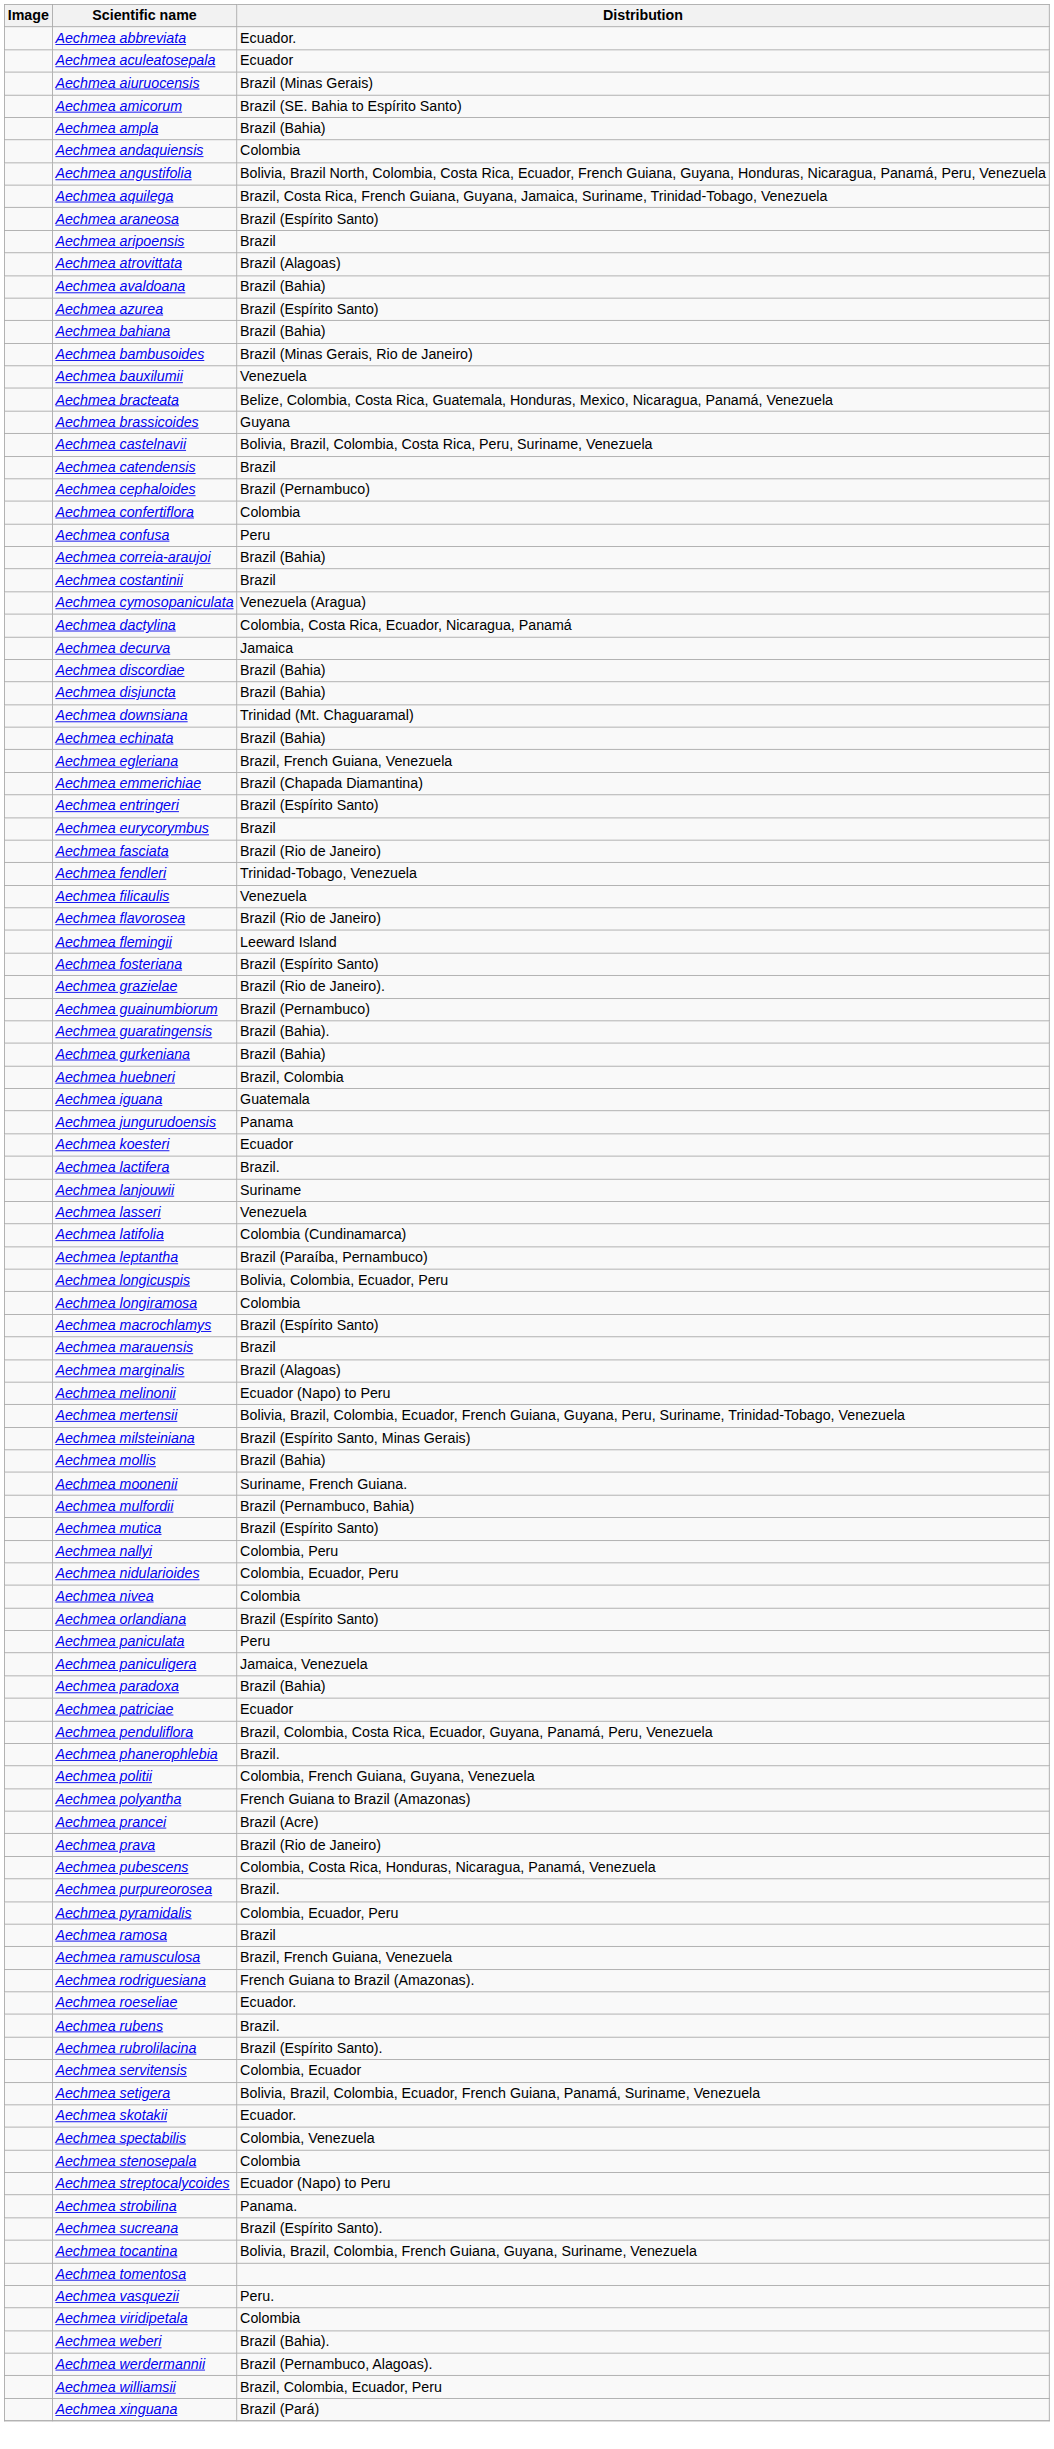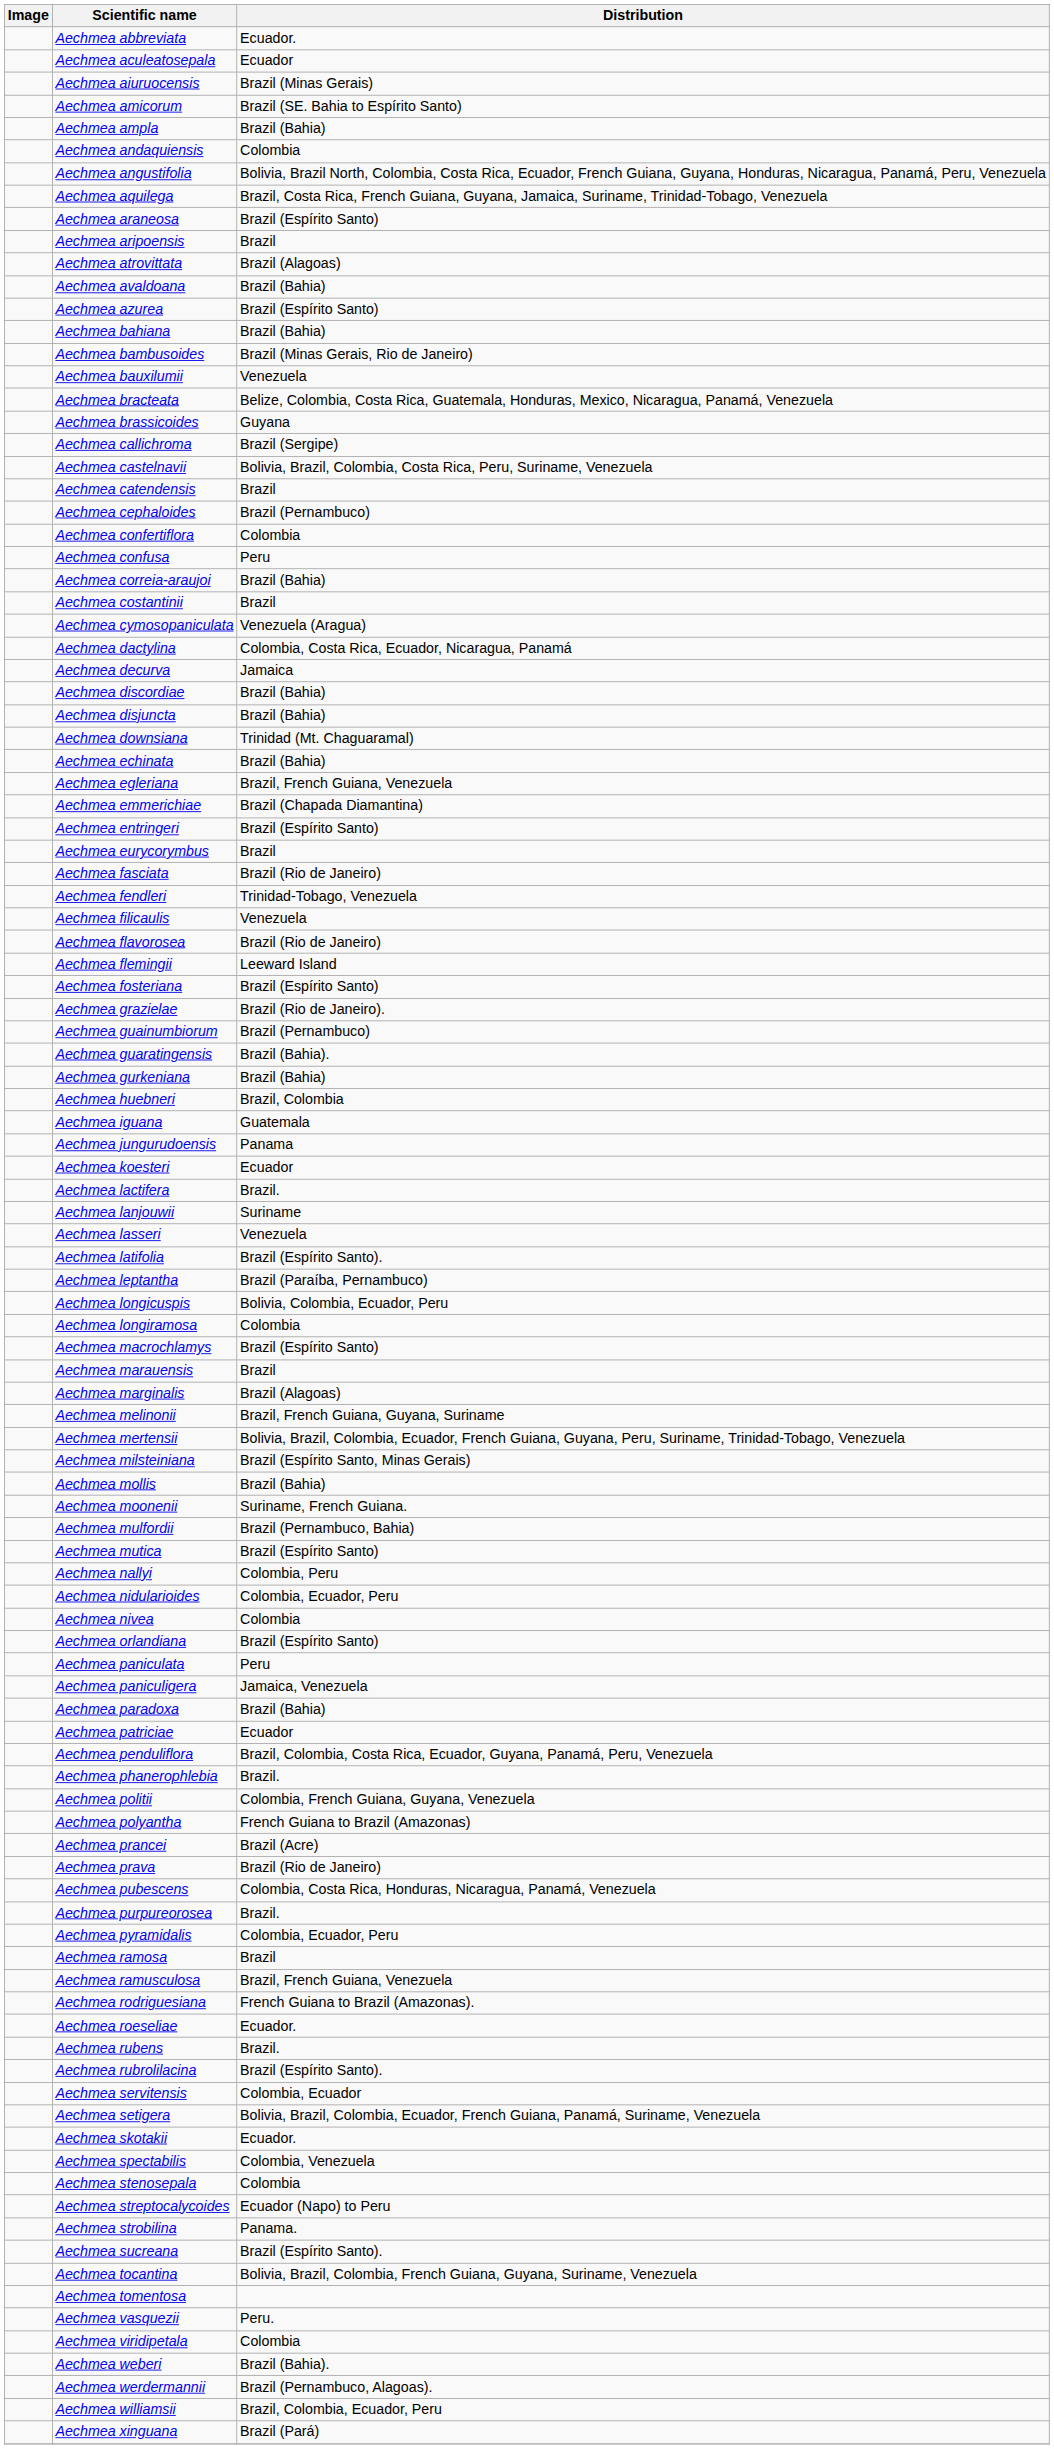+ row: (124, 444)
(323, 1235) Colombia (Cundinamarca) -> (311, 1257) Brazil (Espírito Santo).
(315, 1393) Ecuador (Napo) to Peru -> (372, 1415) Brazil, French Guiana, Guyana, Suriname
